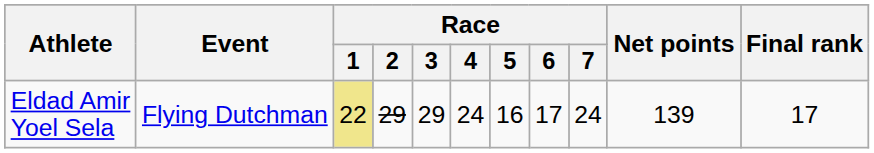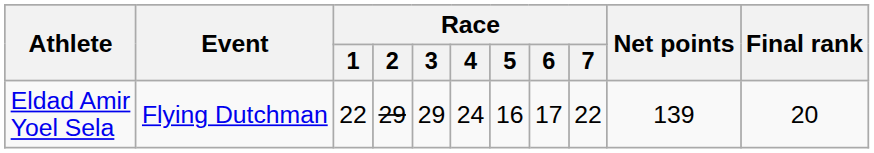(353, 115) khaki background -> (353, 115) no background
(588, 115) 24 -> (588, 115) 22
(805, 115) 17 -> (805, 115) 20
